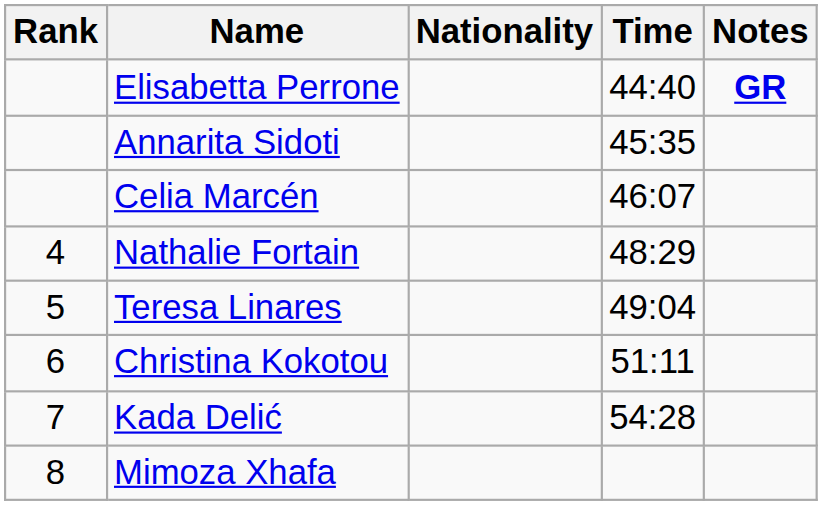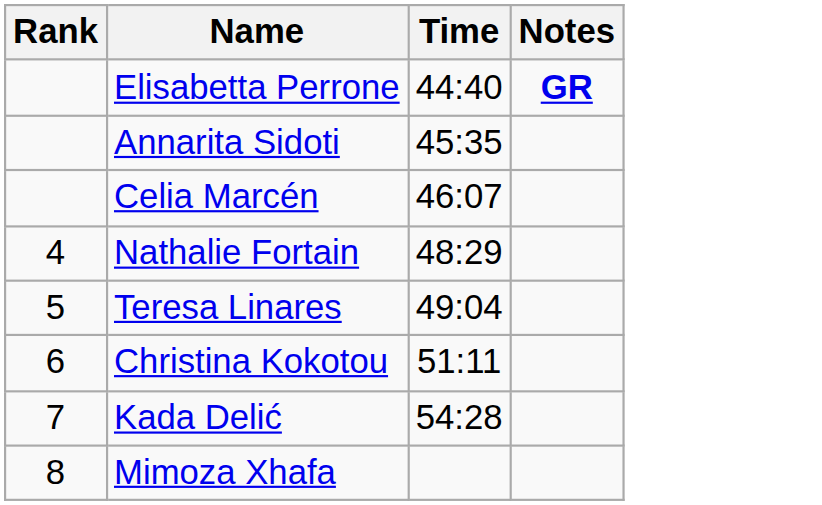- column: (504, 32)
